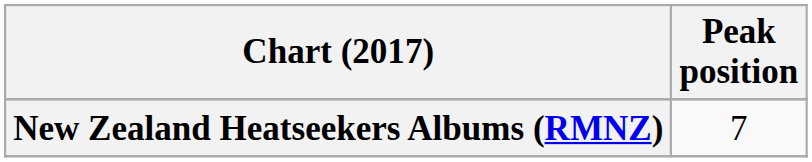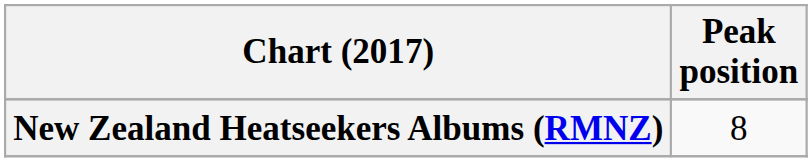(739, 127) 7 -> (739, 127) 8
